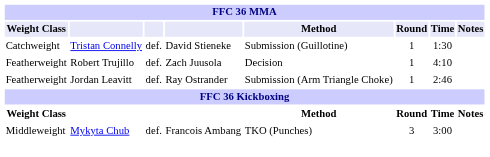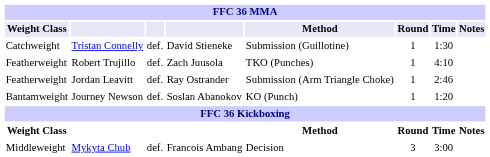(264, 63) Decision -> (280, 63) TKO (Punches)
+ row: (107, 96)
(278, 130) TKO (Punches) -> (265, 147) Decision
